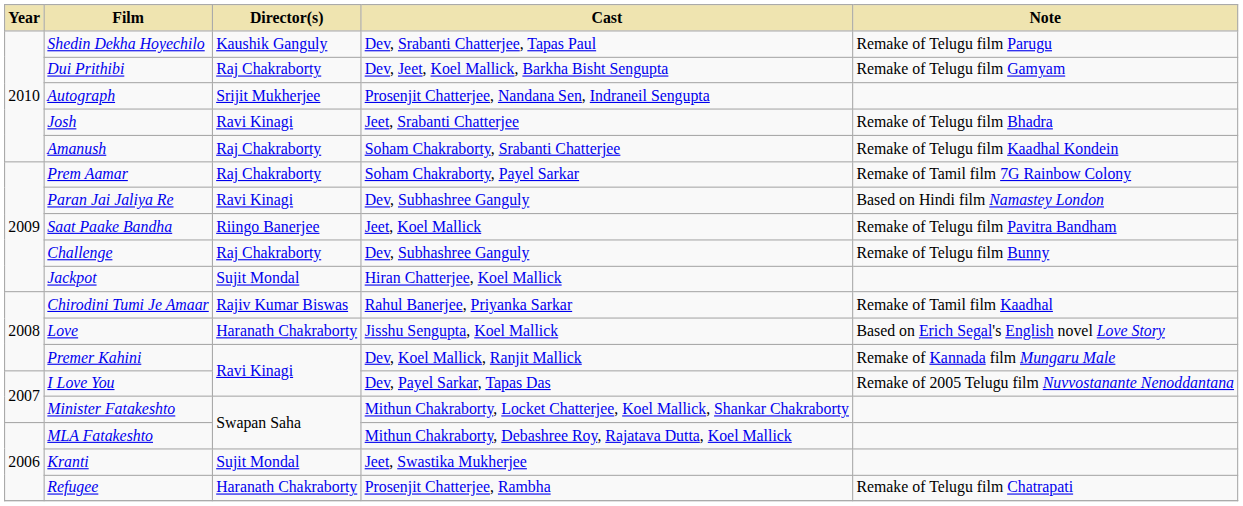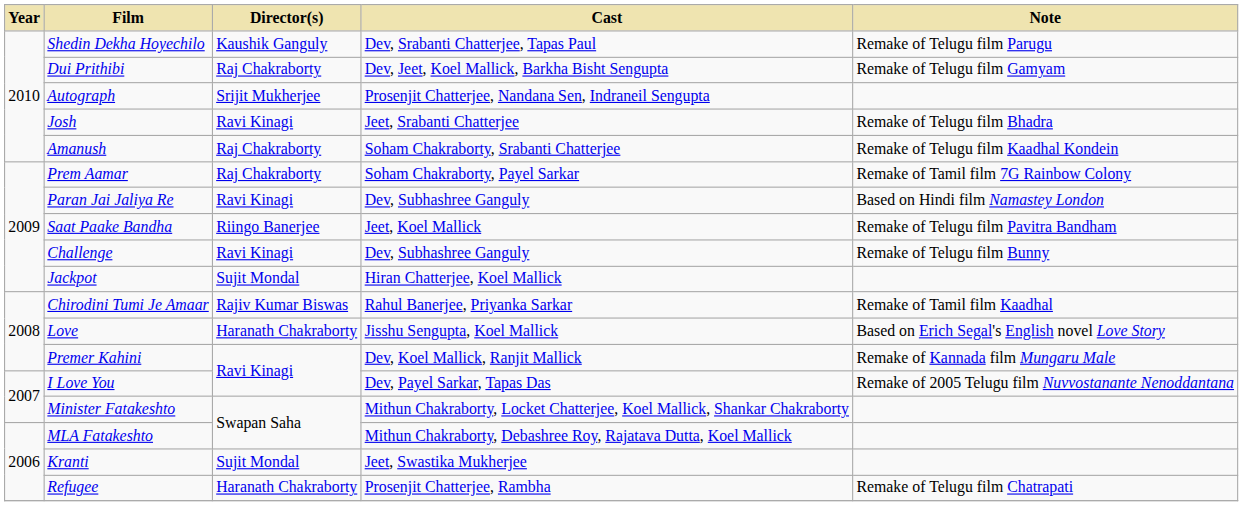(269, 253) Raj Chakraborty -> (255, 253) Ravi Kinagi
